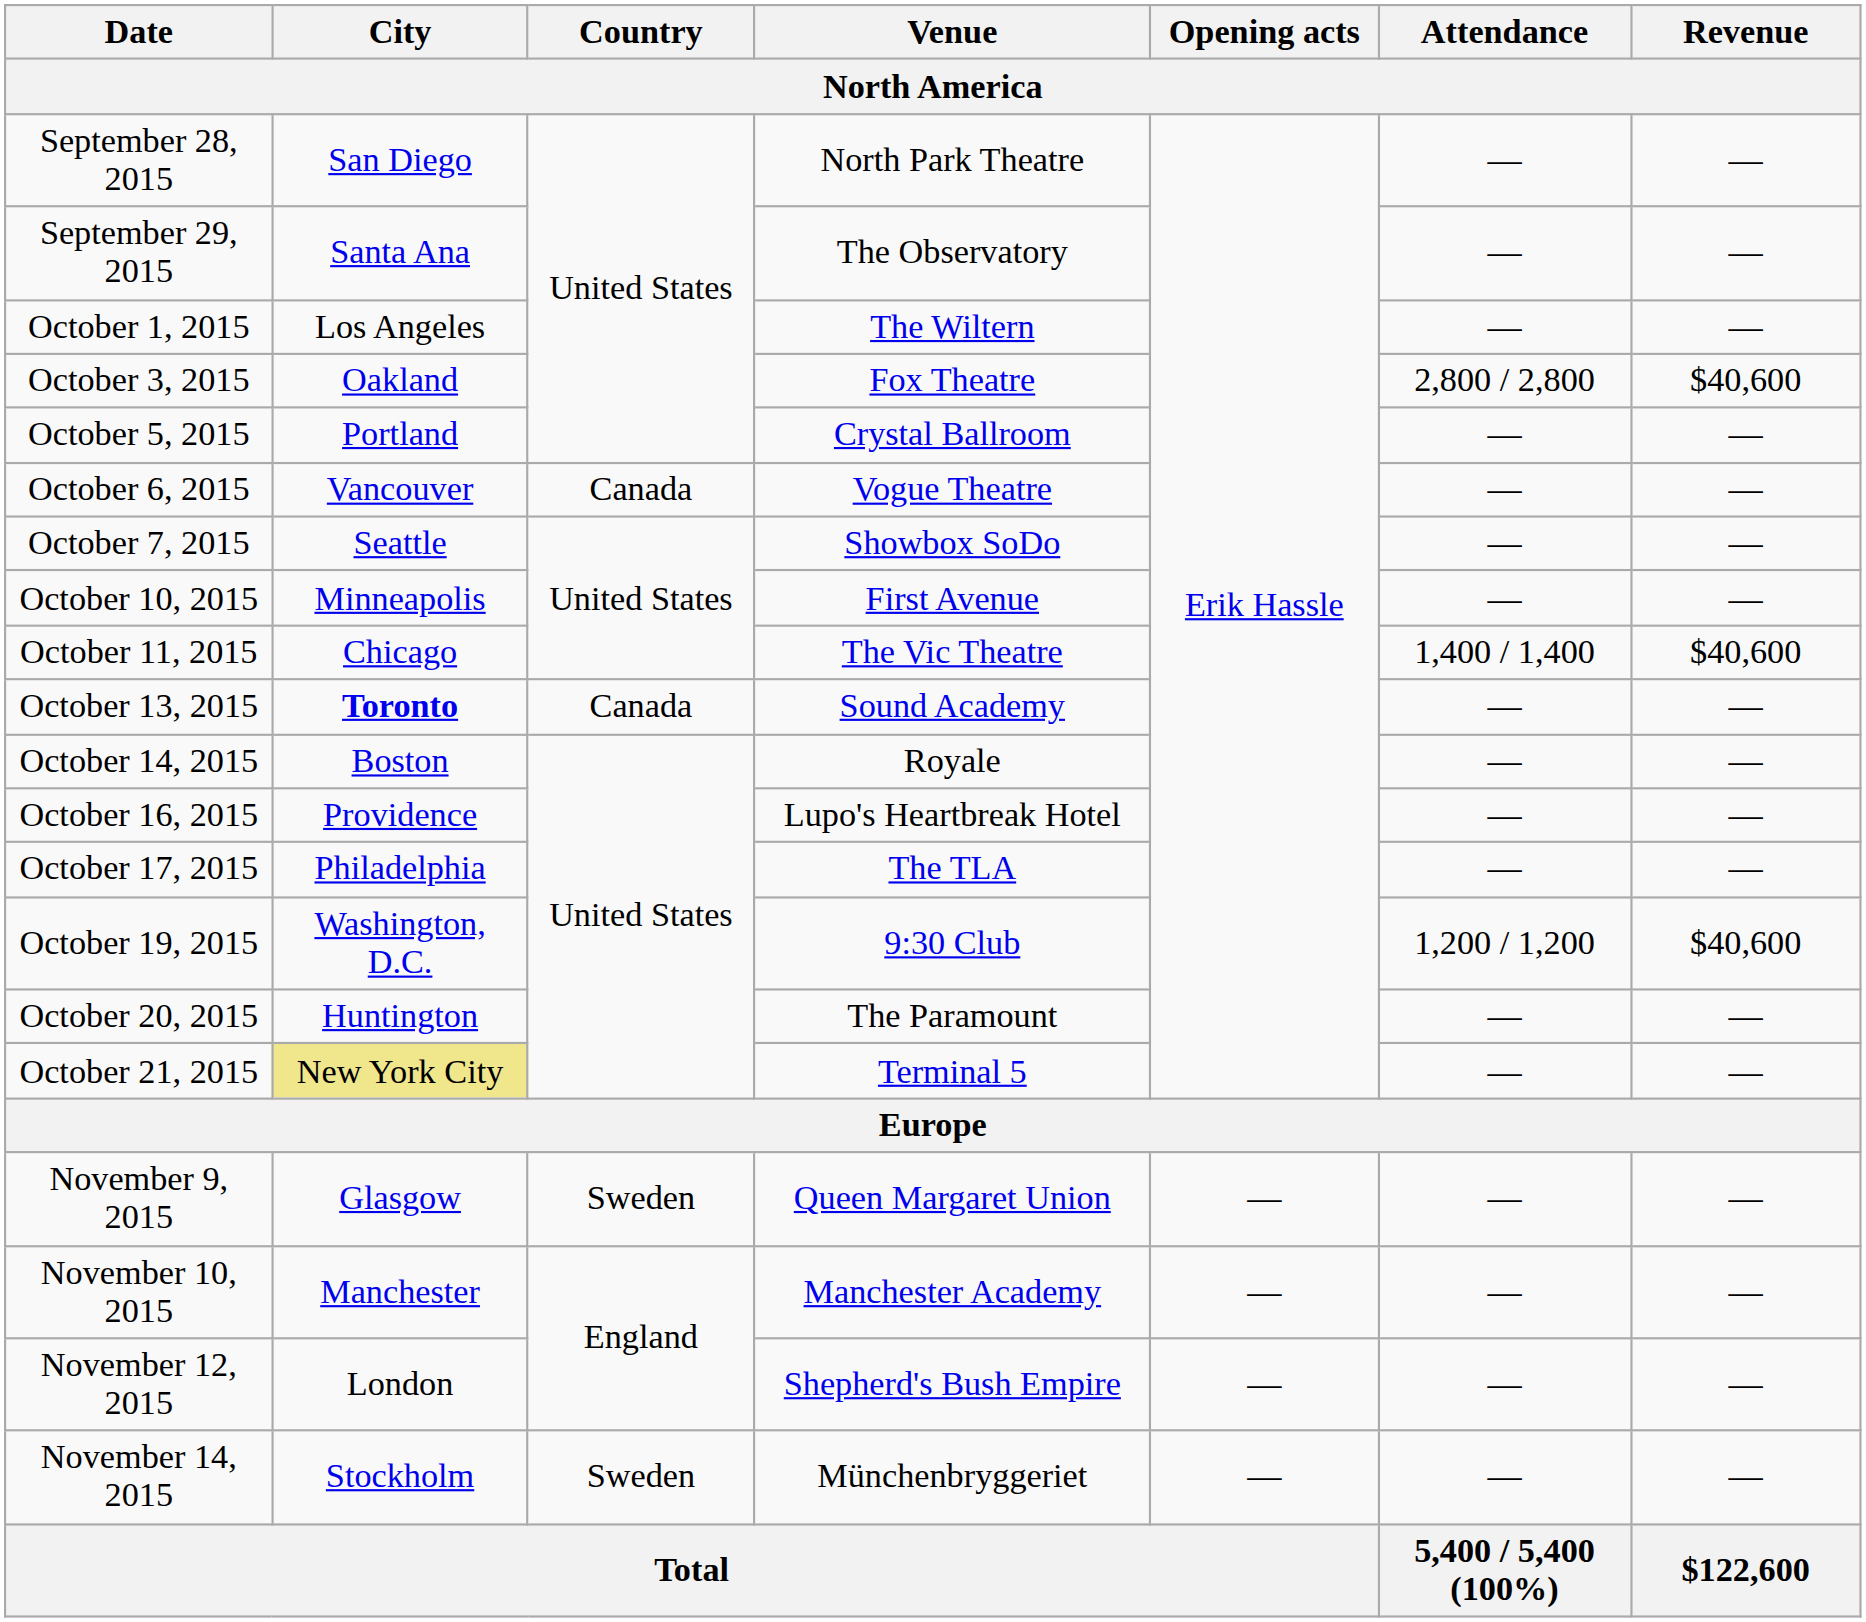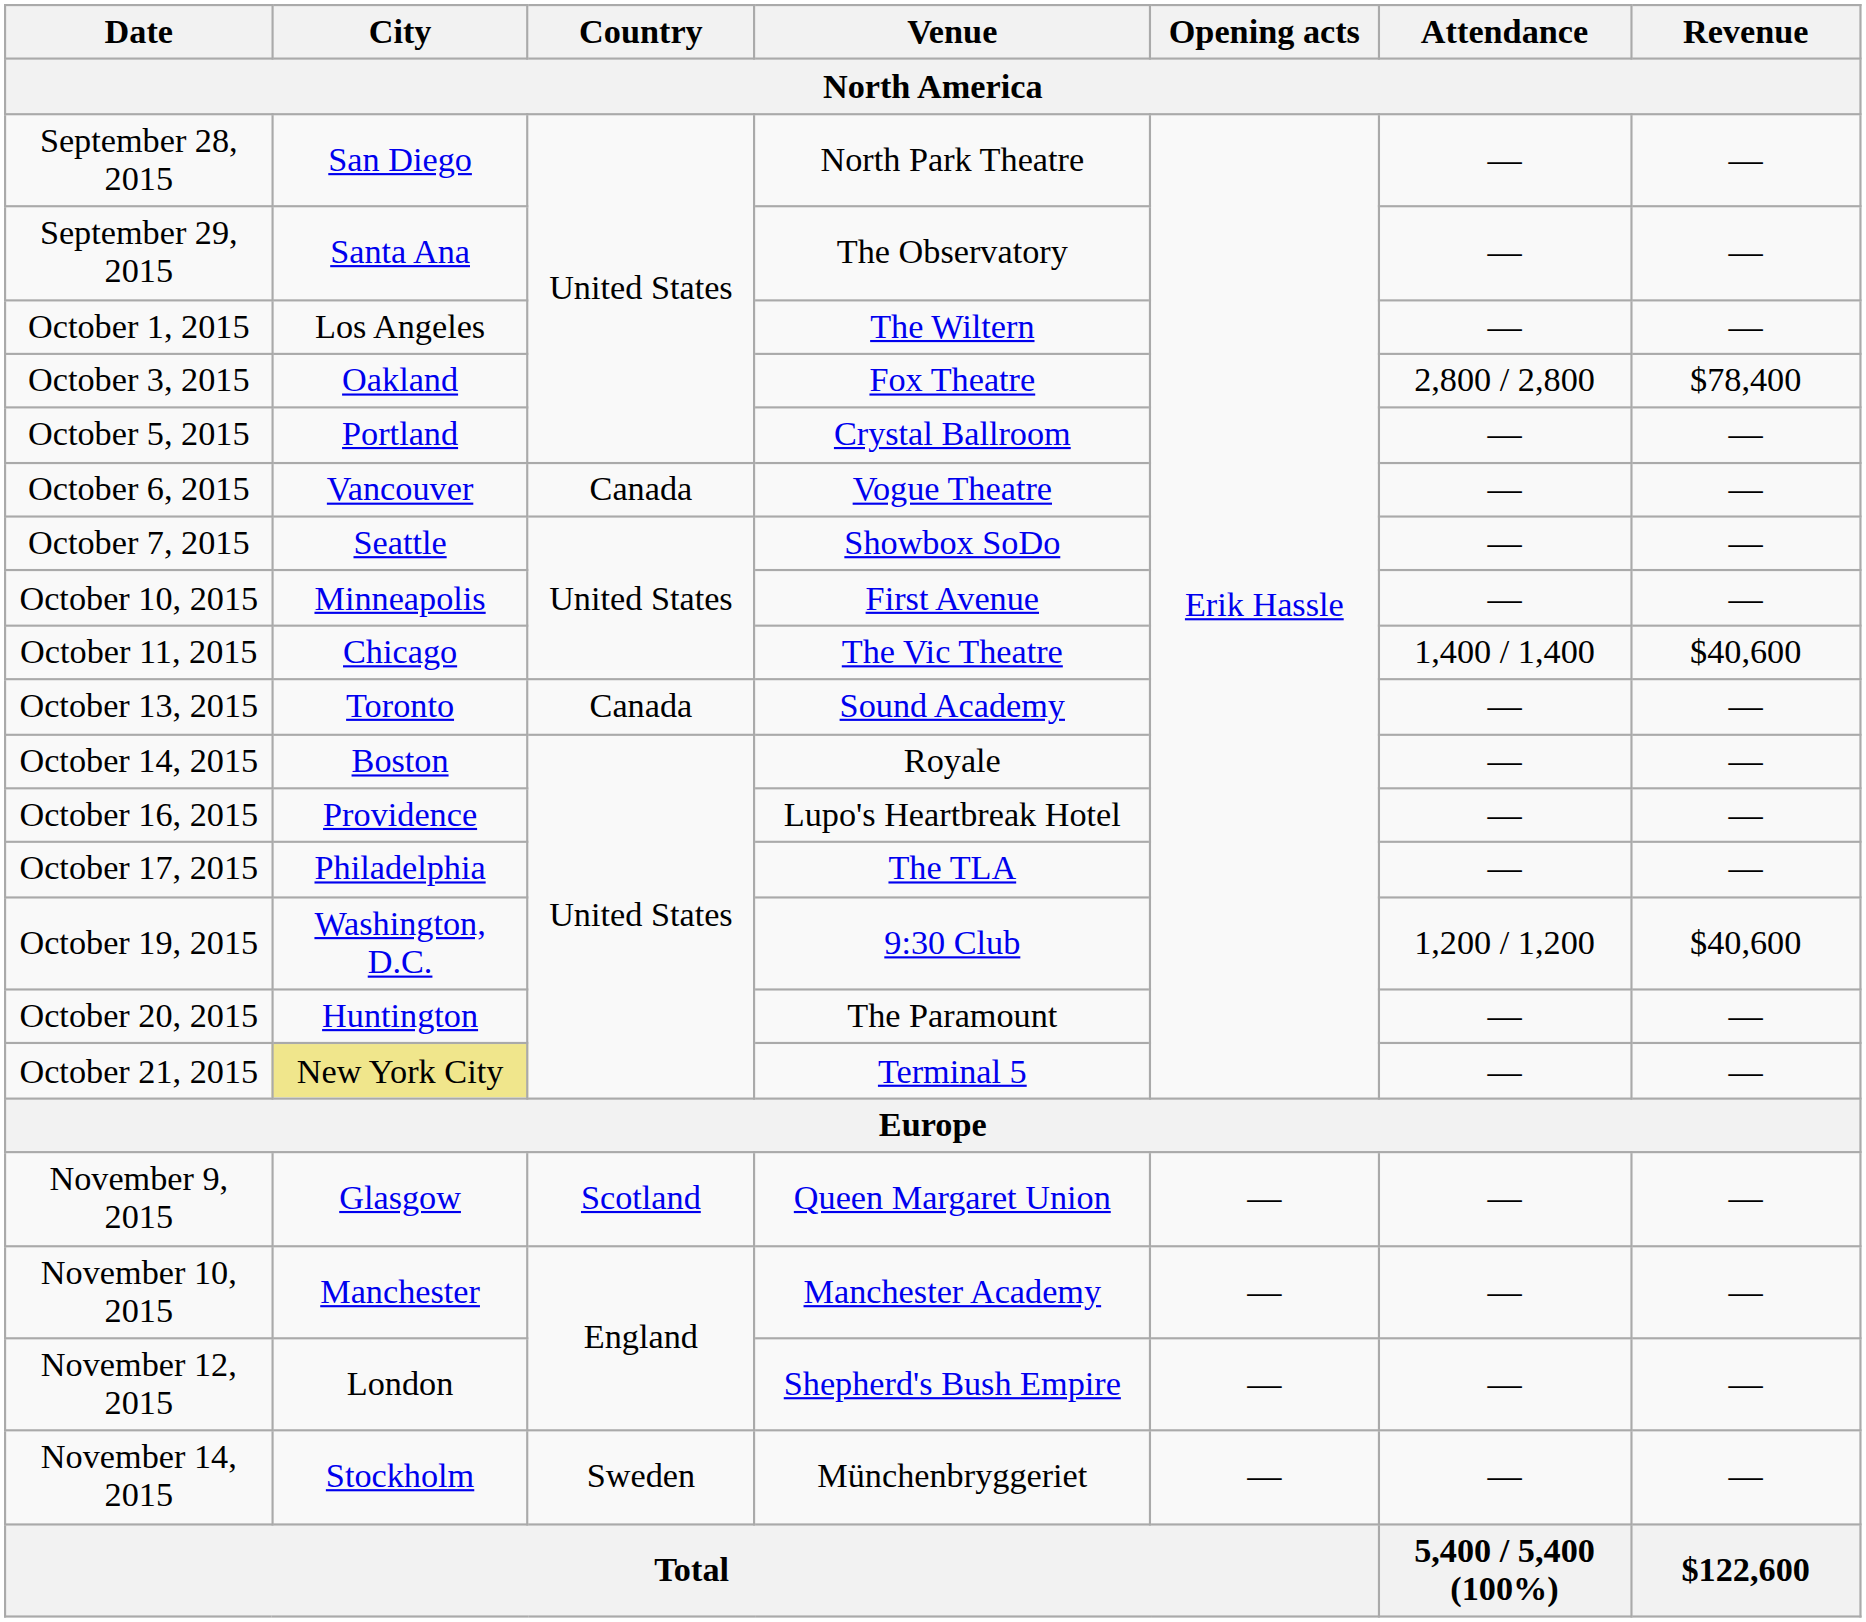(1746, 380) $40,600 -> (1746, 380) $78,400
(400, 706) bold -> (400, 706) normal
(641, 1198) Sweden -> (641, 1198) Scotland
